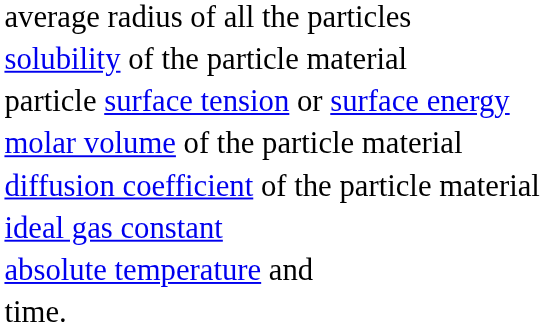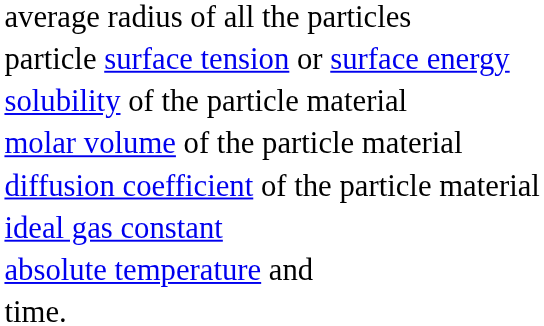rows swapped: (257, 101) <-> (206, 58)
